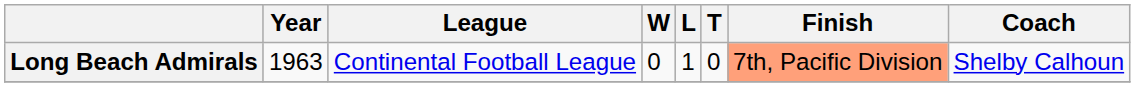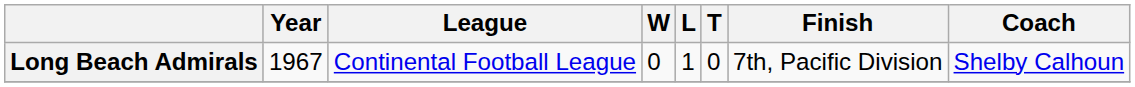(296, 61) 1963 -> (296, 61) 1967
(838, 61) lightsalmon background -> (838, 61) no background
